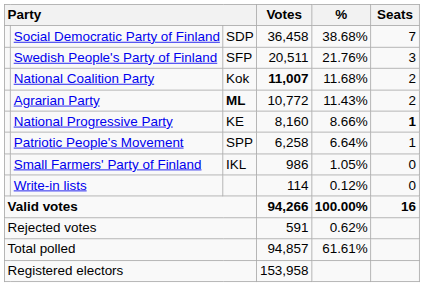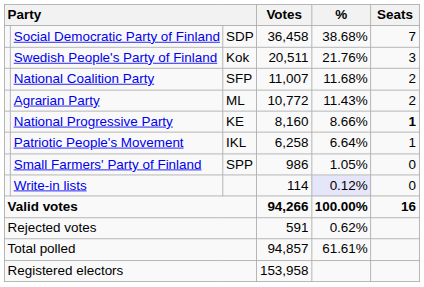(239, 57) SFP -> (238, 57) Kok
(238, 79) Kok -> (239, 79) SFP
(288, 79) bold -> (288, 79) normal
(236, 100) bold -> (235, 100) normal
(240, 143) SPP -> (236, 143) IKL
(236, 164) IKL -> (240, 164) SPP
(349, 185) no background -> (349, 185) lavender background
